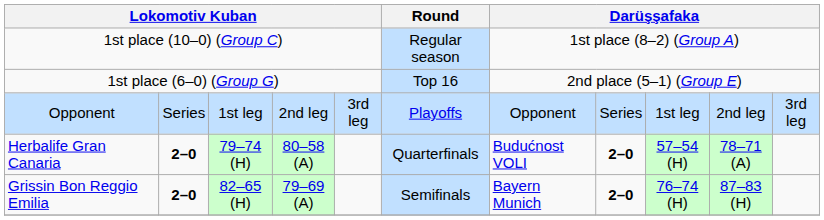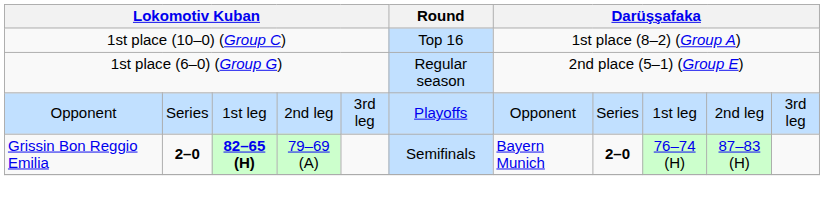(435, 48) Regular season -> (441, 40) Top 16
(435, 81) Top 16 -> (441, 72) Regular season
- row: (57, 154)
(240, 194) normal -> (244, 154) bold
